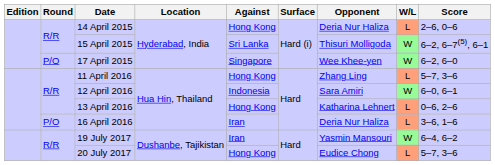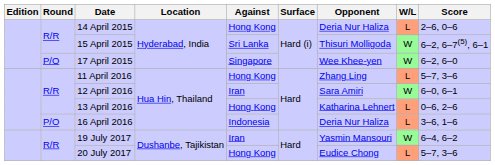(249, 91) Indonesia -> (237, 91) Iran
(237, 121) Iran -> (249, 121) Indonesia
